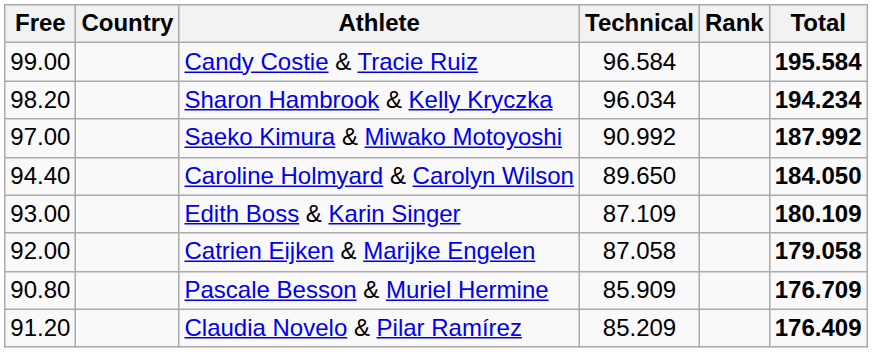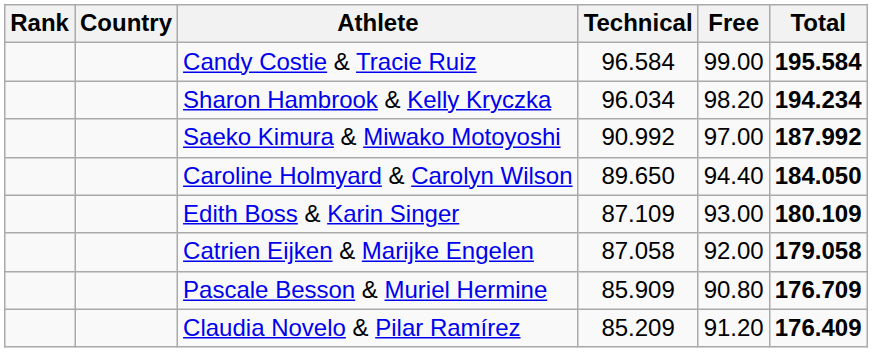columns swapped: (734, 23) <-> (40, 23)
